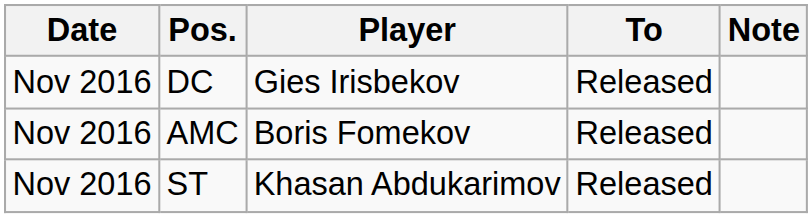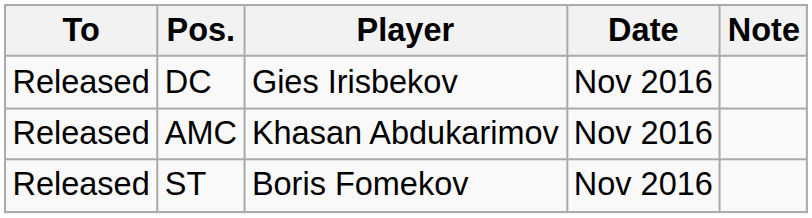columns swapped: (82, 30) <-> (644, 30)
(362, 133) Boris Fomekov -> (405, 133) Khasan Abdukarimov
(407, 184) Khasan Abdukarimov -> (360, 184) Boris Fomekov
